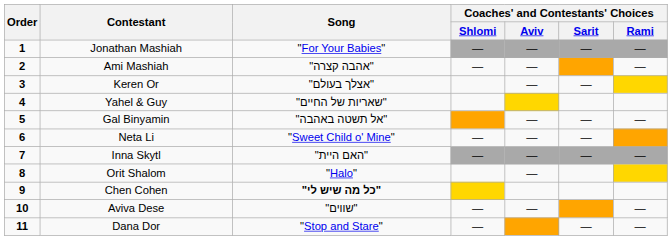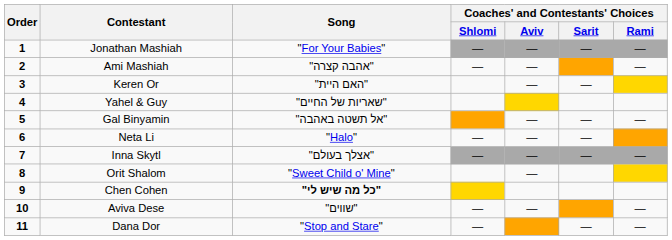(341, 84) "אצלך בעולם" -> (341, 84) "האם היית"
(341, 137) "Sweet Child o' Mine" -> (341, 137) "Halo"
(341, 155) "האם היית" -> (341, 155) "אצלך בעולם"
(341, 173) "Halo" -> (341, 173) "Sweet Child o' Mine"
